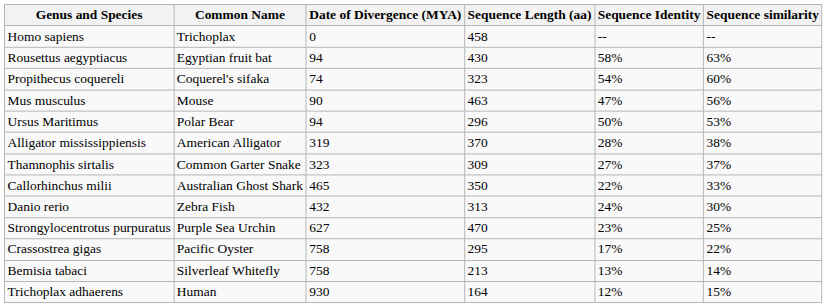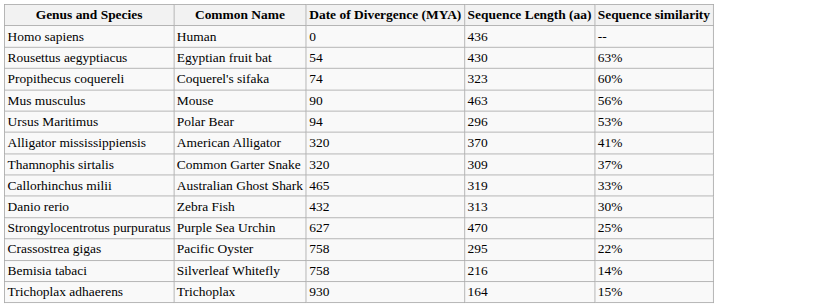- column: (649, 15)
(206, 36) Trichoplax -> (197, 36) Human
(478, 36) 458 -> (478, 36) 436
(316, 57) 94 -> (316, 57) 54
(319, 143) 319 -> (319, 143) 320
(719, 143) 38% -> (610, 143) 41%
(319, 164) 323 -> (319, 164) 320
(478, 185) 350 -> (478, 185) 319
(478, 270) 213 -> (478, 270) 216
(197, 292) Human -> (206, 292) Trichoplax
